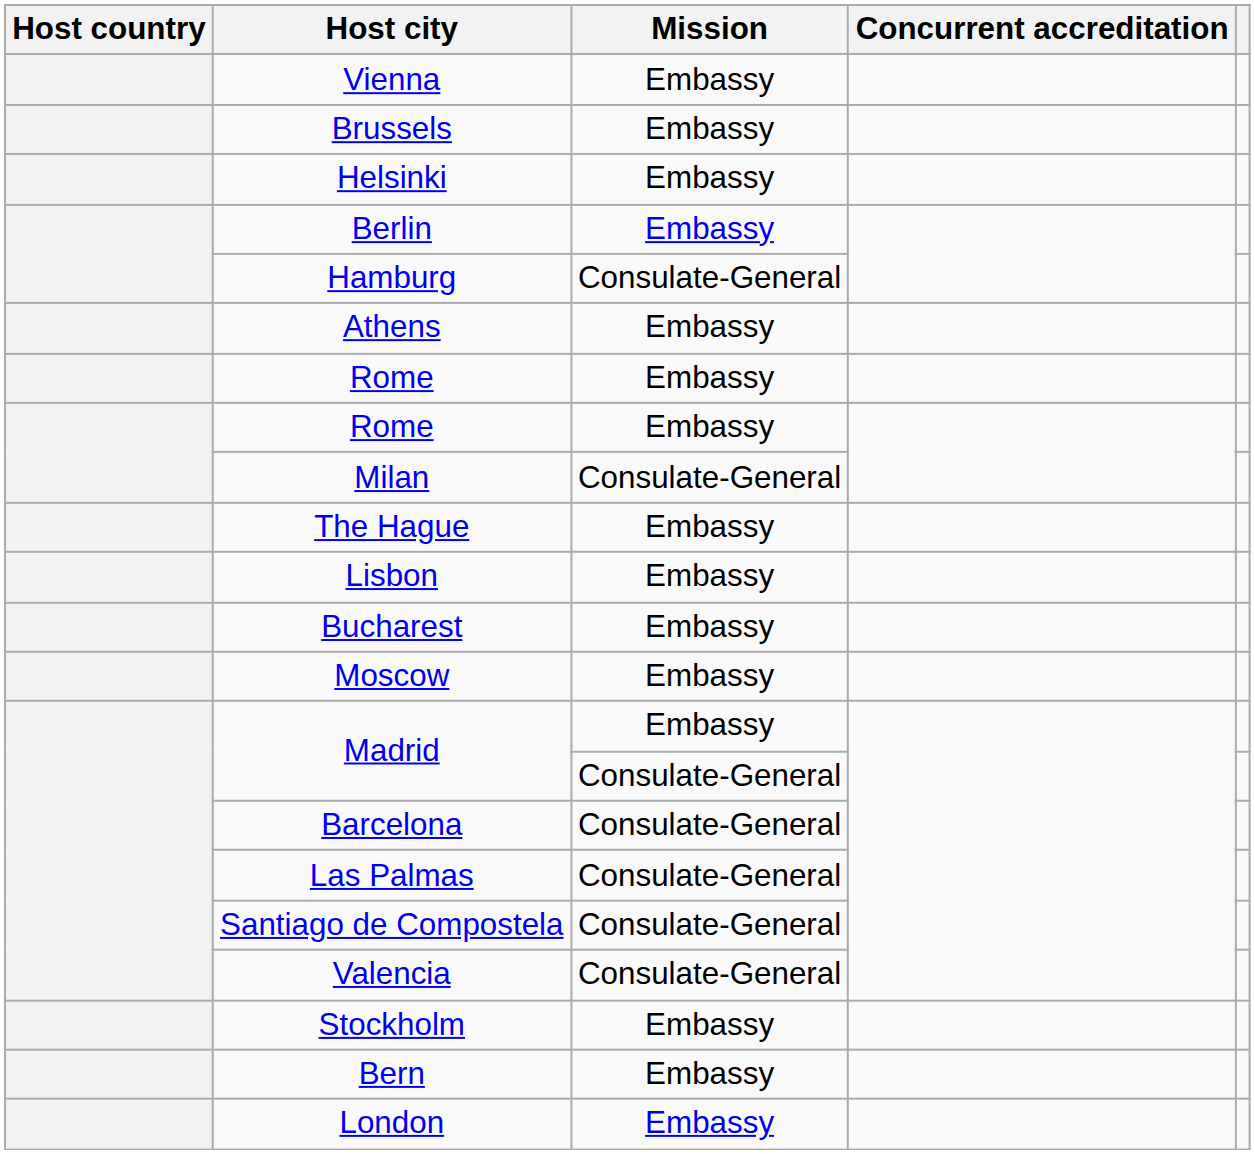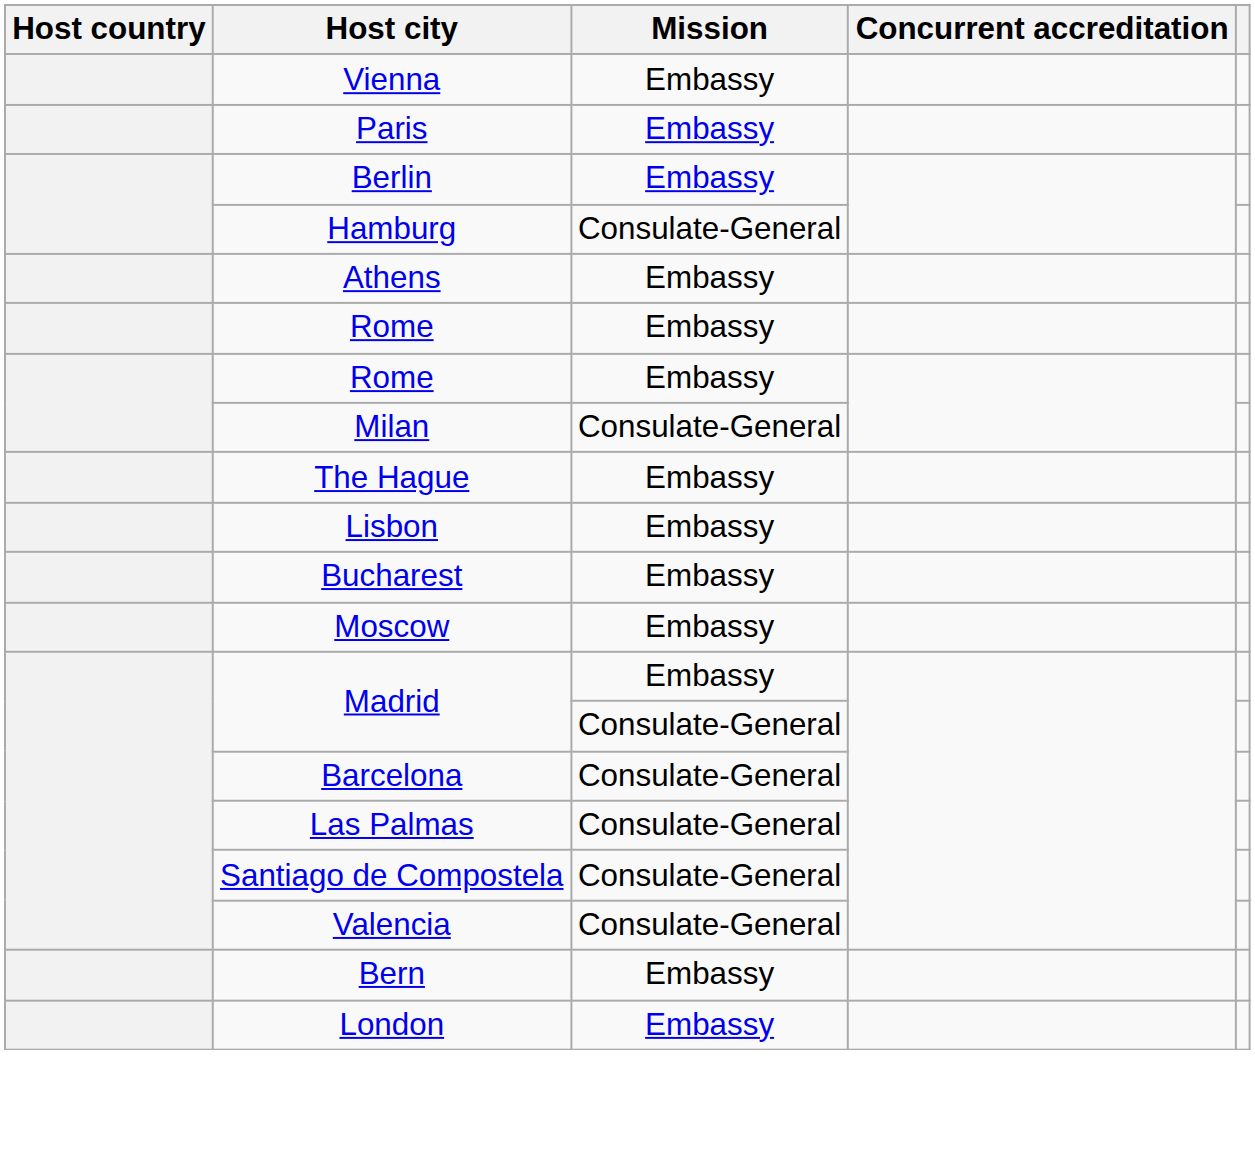- row: (392, 128)
- row: (392, 178)
+ row: (392, 128)
- row: (392, 1024)
